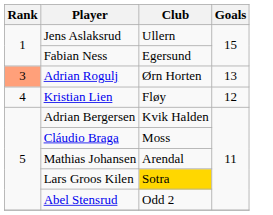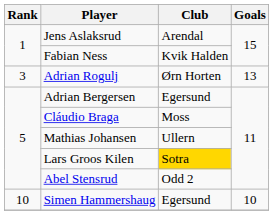(159, 35) Ullern -> (182, 35) Arendal
(167, 55) Egersund -> (195, 55) Kvik Halden
(23, 76) lightsalmon background -> (23, 76) no background
- row: (78, 96)
(175, 117) Kvik Halden -> (186, 96) Egersund
(163, 158) Arendal -> (178, 138) Ullern
+ row: (100, 199)
